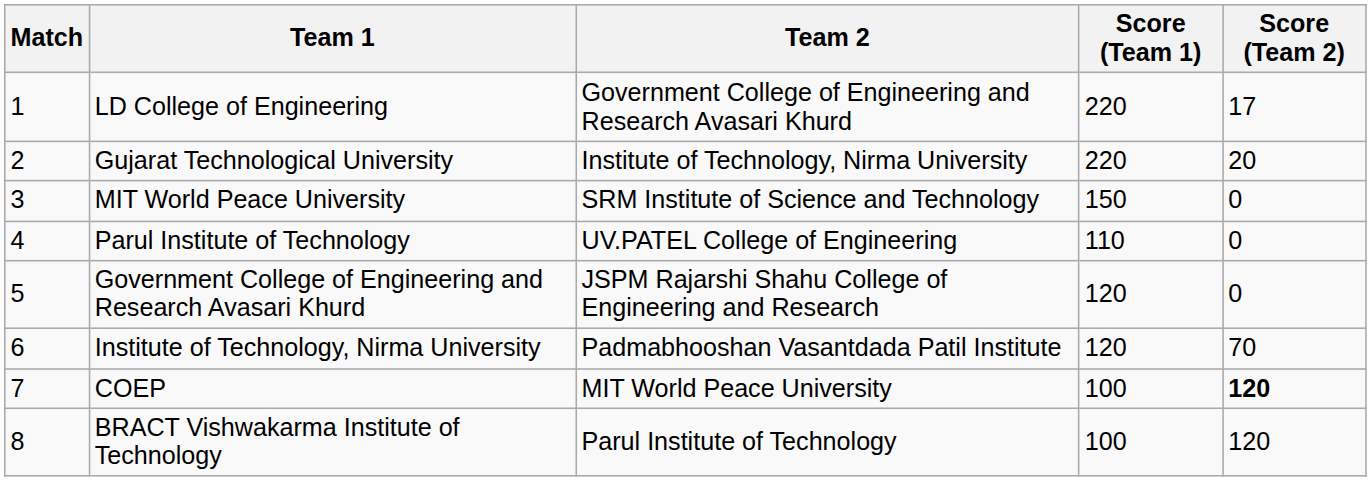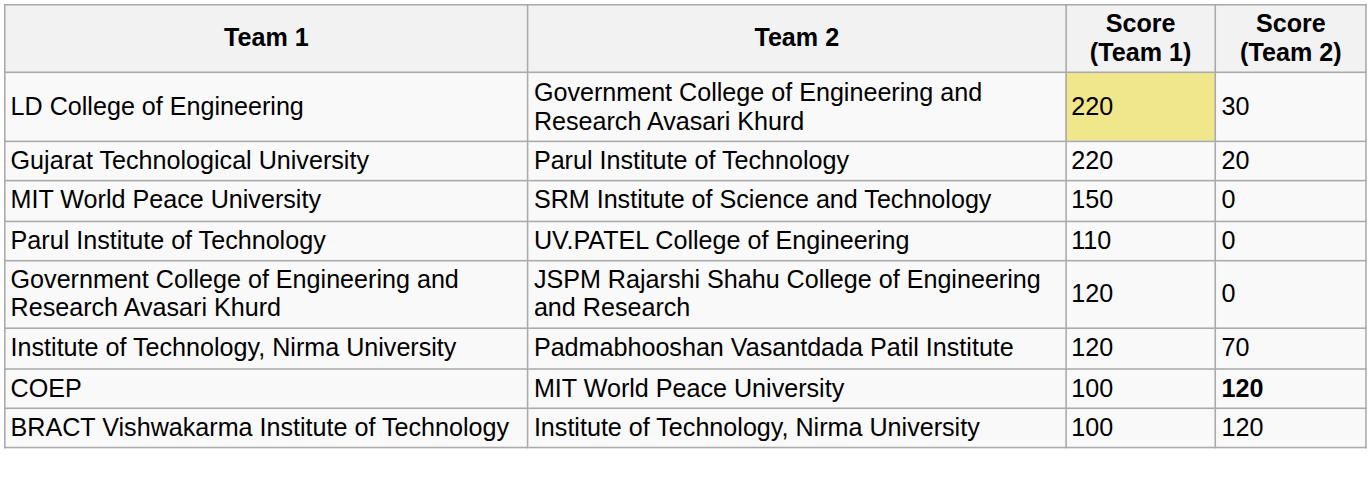- column: (47, 38)
(1106, 106) no background -> (1092, 106) khaki background
(1242, 106) 17 -> (1235, 106) 30
(804, 160) Institute of Technology, Nirma University -> (691, 160) Parul Institute of Technology
(739, 442) Parul Institute of Technology -> (757, 427) Institute of Technology, Nirma University
